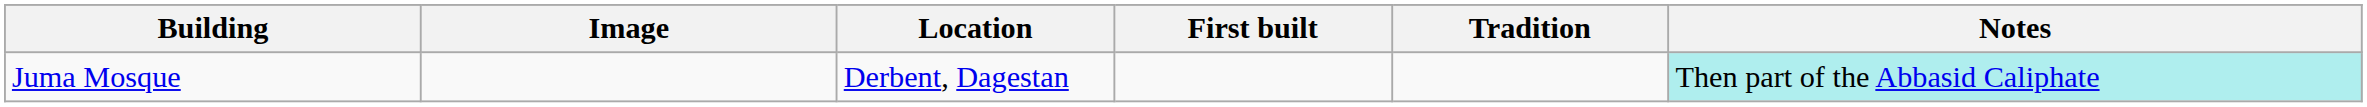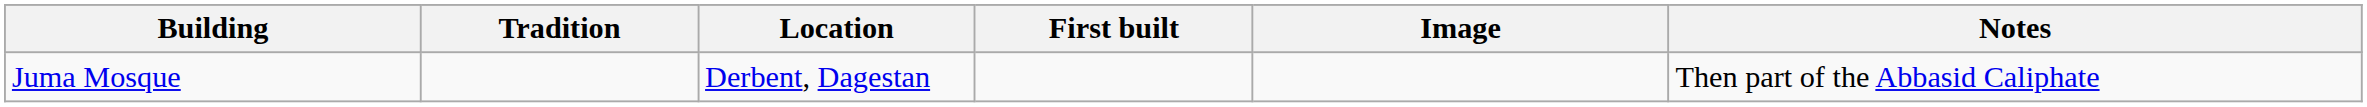columns swapped: (629, 28) <-> (1530, 28)
(1888, 76) paleturquoise background -> (1888, 76) no background
